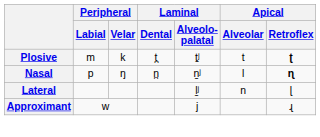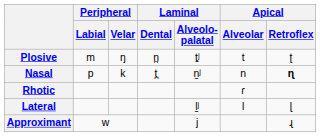(123, 57) k -> (123, 57) ŋ
(156, 57) t̪ -> (156, 57) n̪
(291, 57) bold -> (291, 57) normal
(123, 73) ŋ -> (123, 73) k
(156, 73) n̪ -> (156, 73) t̪
(243, 73) l -> (243, 73) n
+ row: (39, 90)
(243, 90) n -> (243, 106) l
